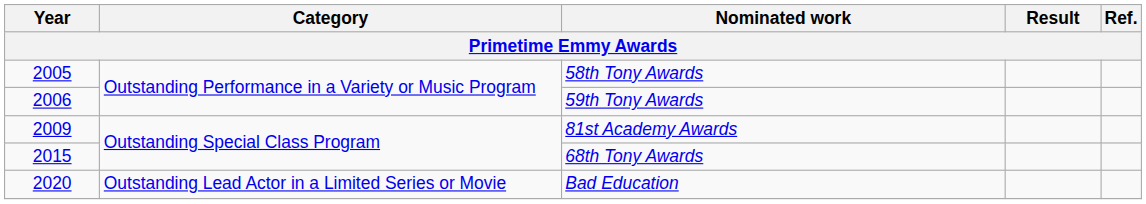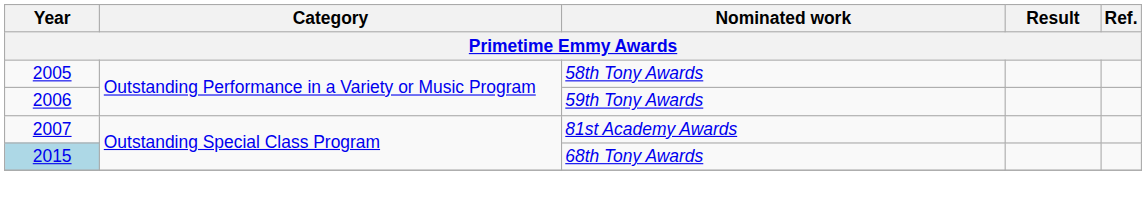(52, 128) 2009 -> (52, 128) 2007
(52, 156) no background -> (52, 156) lightblue background
- row: (622, 184)
